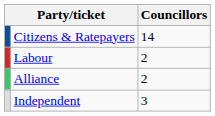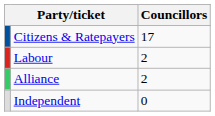(148, 36) 14 -> (148, 36) 17
(144, 100) 3 -> (144, 100) 0
